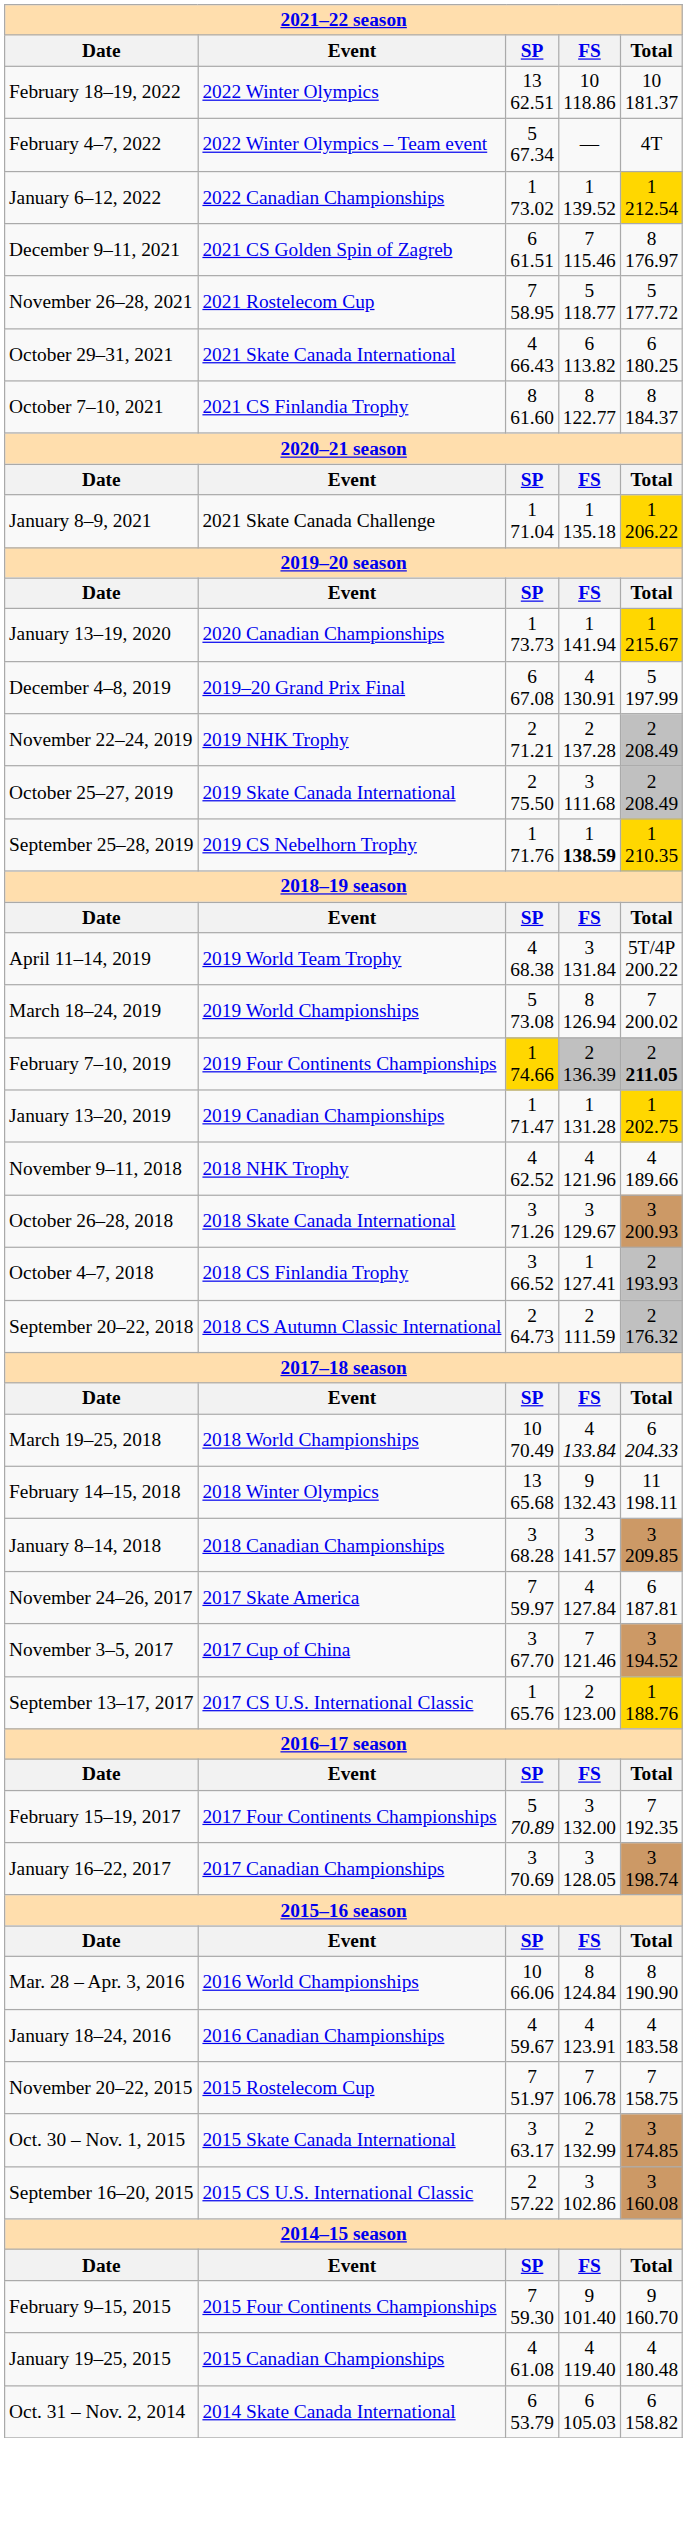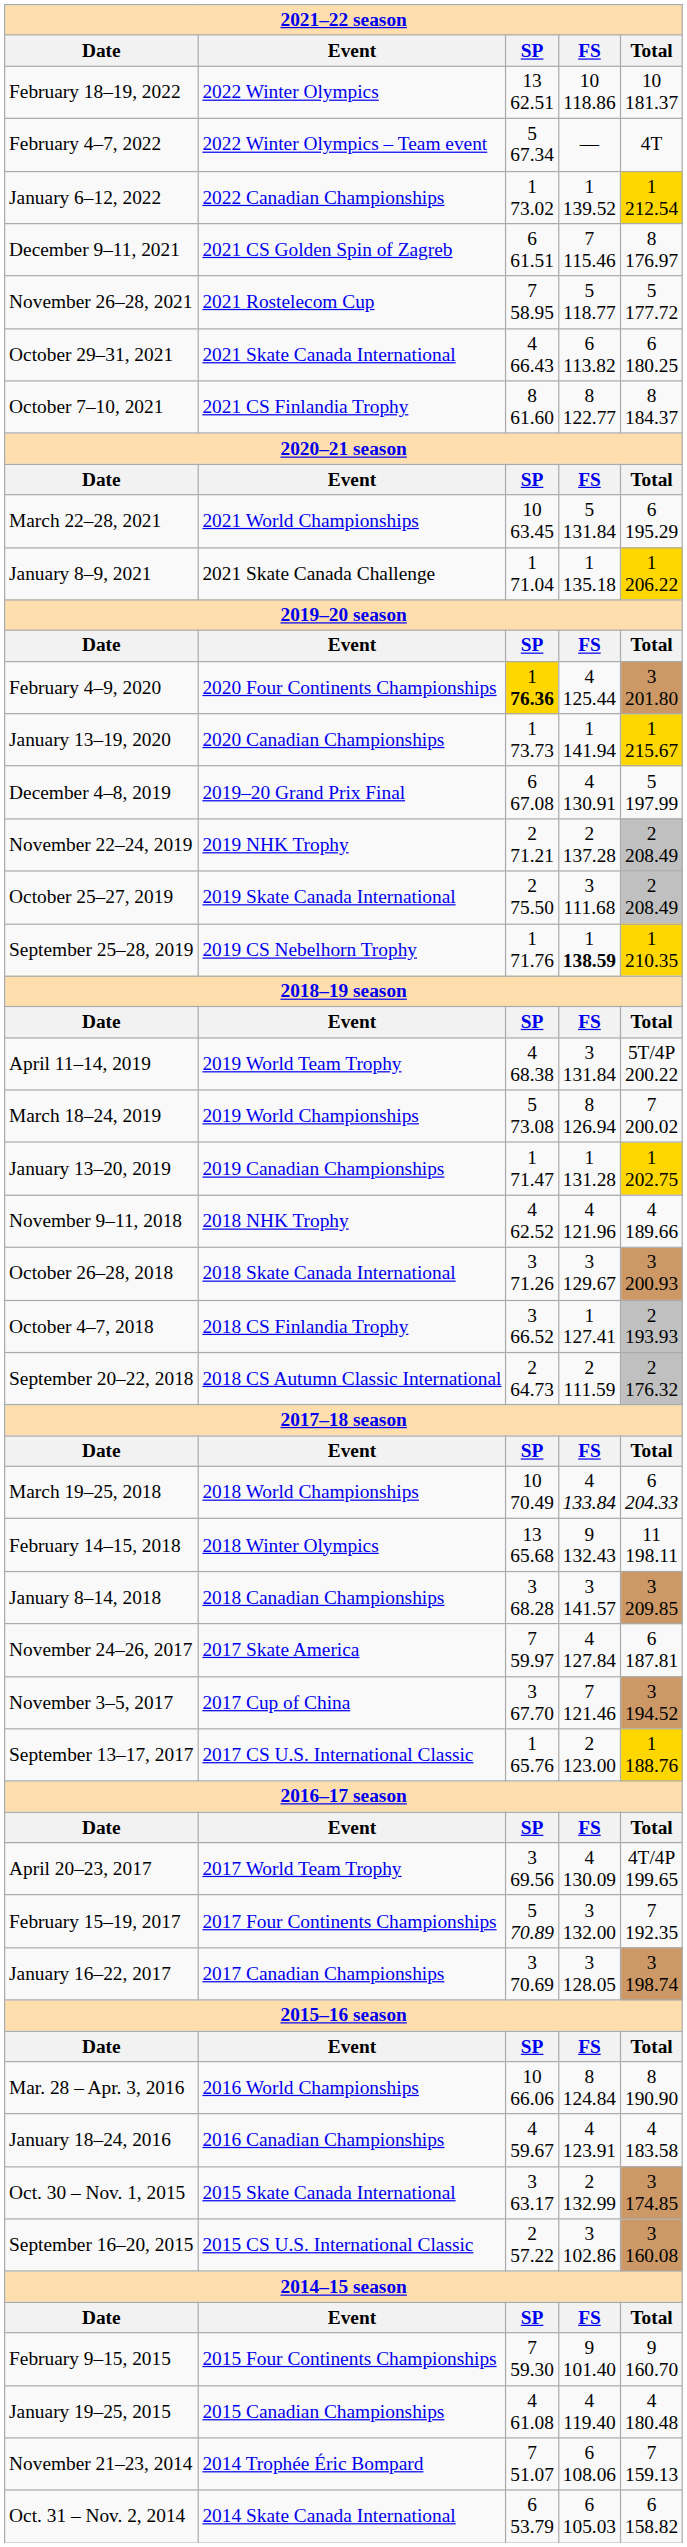+ row: (85, 520)
+ row: (85, 687)
- row: (90, 1063)
+ row: (80, 1868)
- row: (101, 2087)
+ row: (101, 2463)
